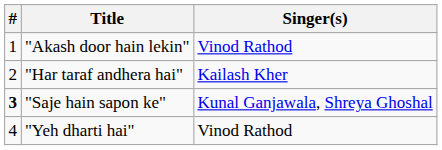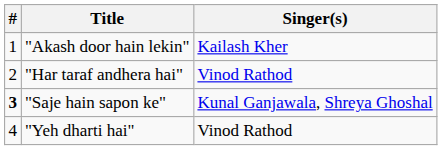(245, 46) Vinod Rathod -> (243, 46) Kailash Kher
(243, 74) Kailash Kher -> (245, 74) Vinod Rathod
